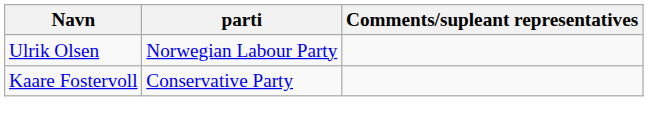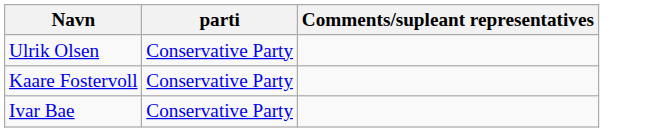(242, 50) Norwegian Labour Party -> (220, 50) Conservative Party
+ row: (42, 111)
